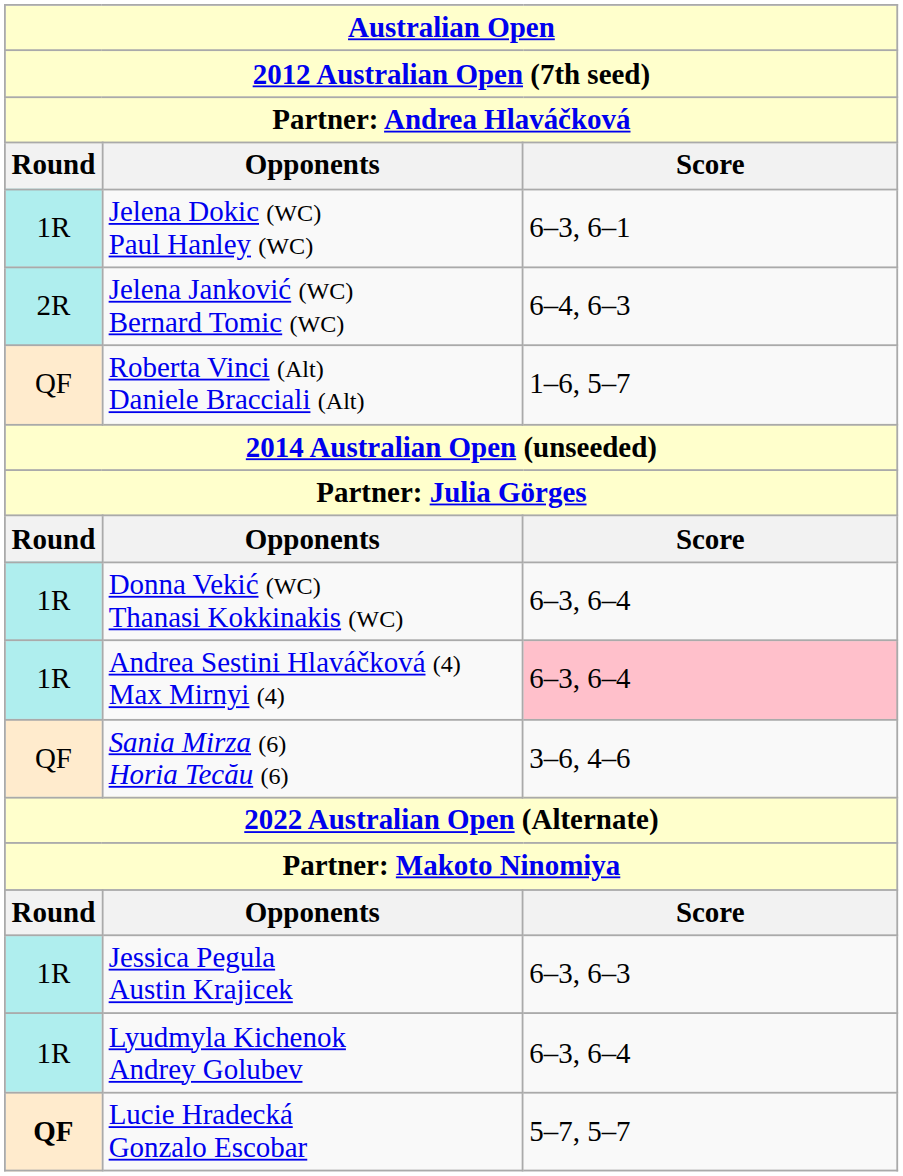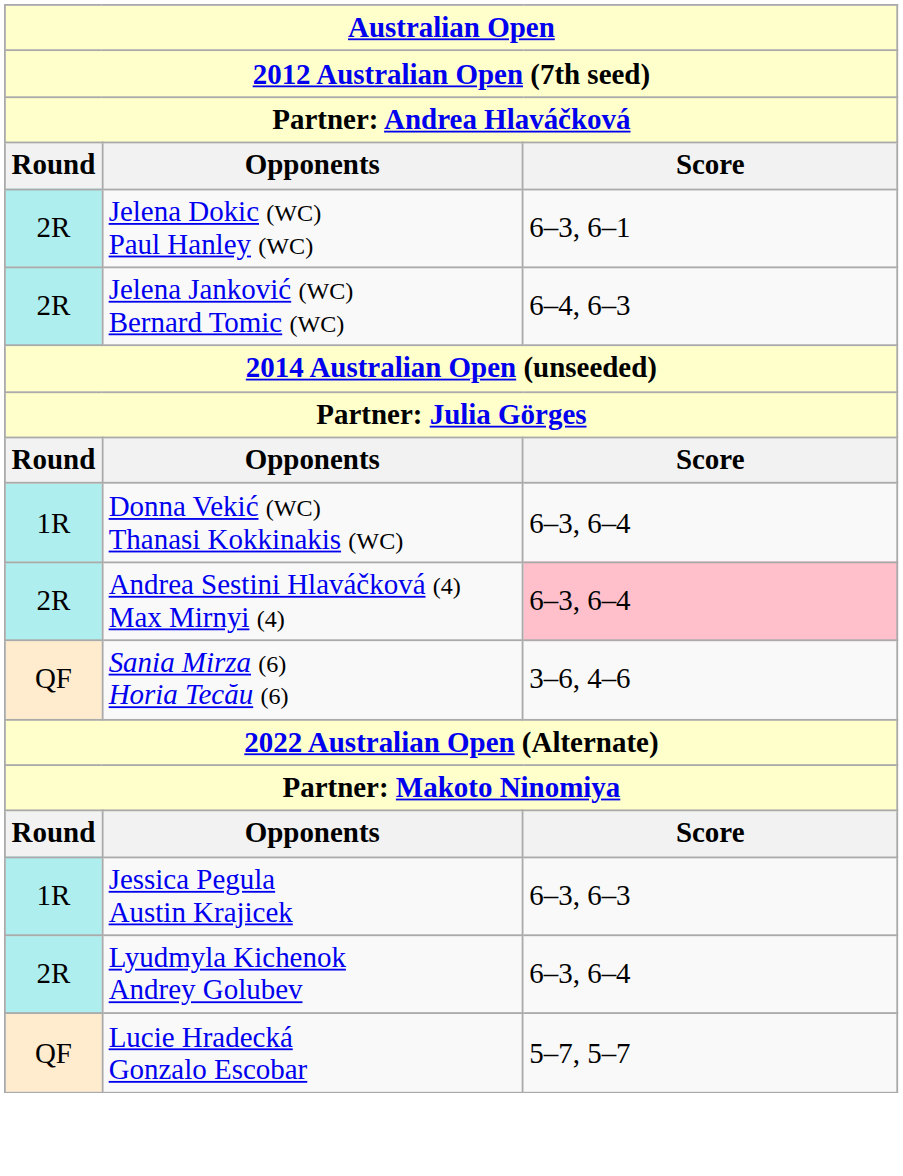(53, 227) 1R -> (53, 227) 2R
- row: (237, 384)
(53, 679) 1R -> (53, 600) 2R
(53, 1052) 1R -> (53, 974) 2R
(53, 1131) bold -> (53, 1052) normal
